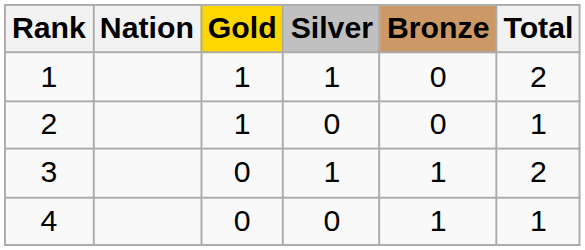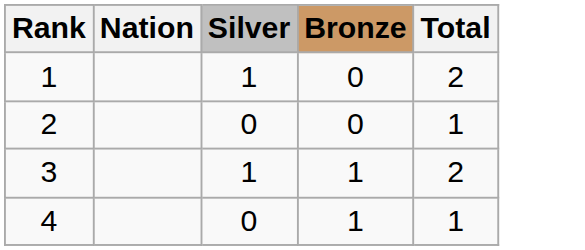- column: (242, 28)
